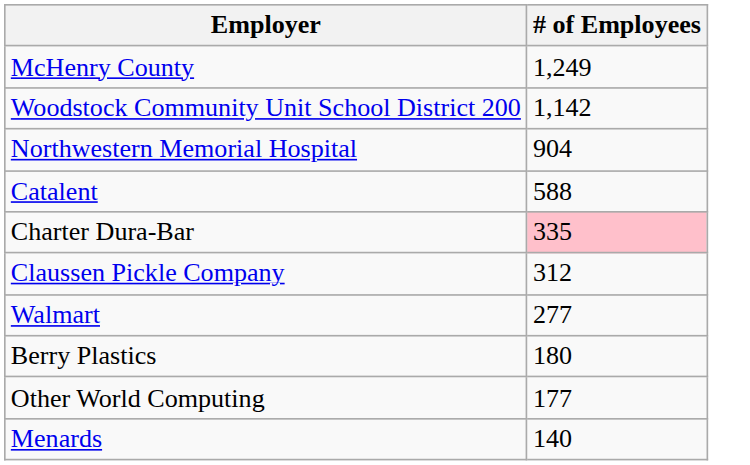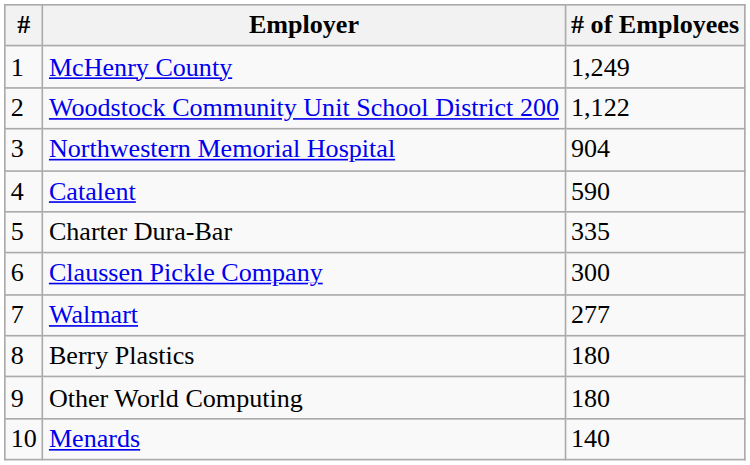+ column: (24, 25)
(562, 107) 1,142 -> (600, 107) 1,122
(552, 190) 588 -> (591, 190) 590
(552, 231) pink background -> (591, 231) no background
(552, 273) 312 -> (591, 273) 300
(552, 397) 177 -> (591, 397) 180
